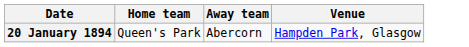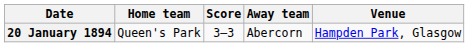+ column: (224, 14)
